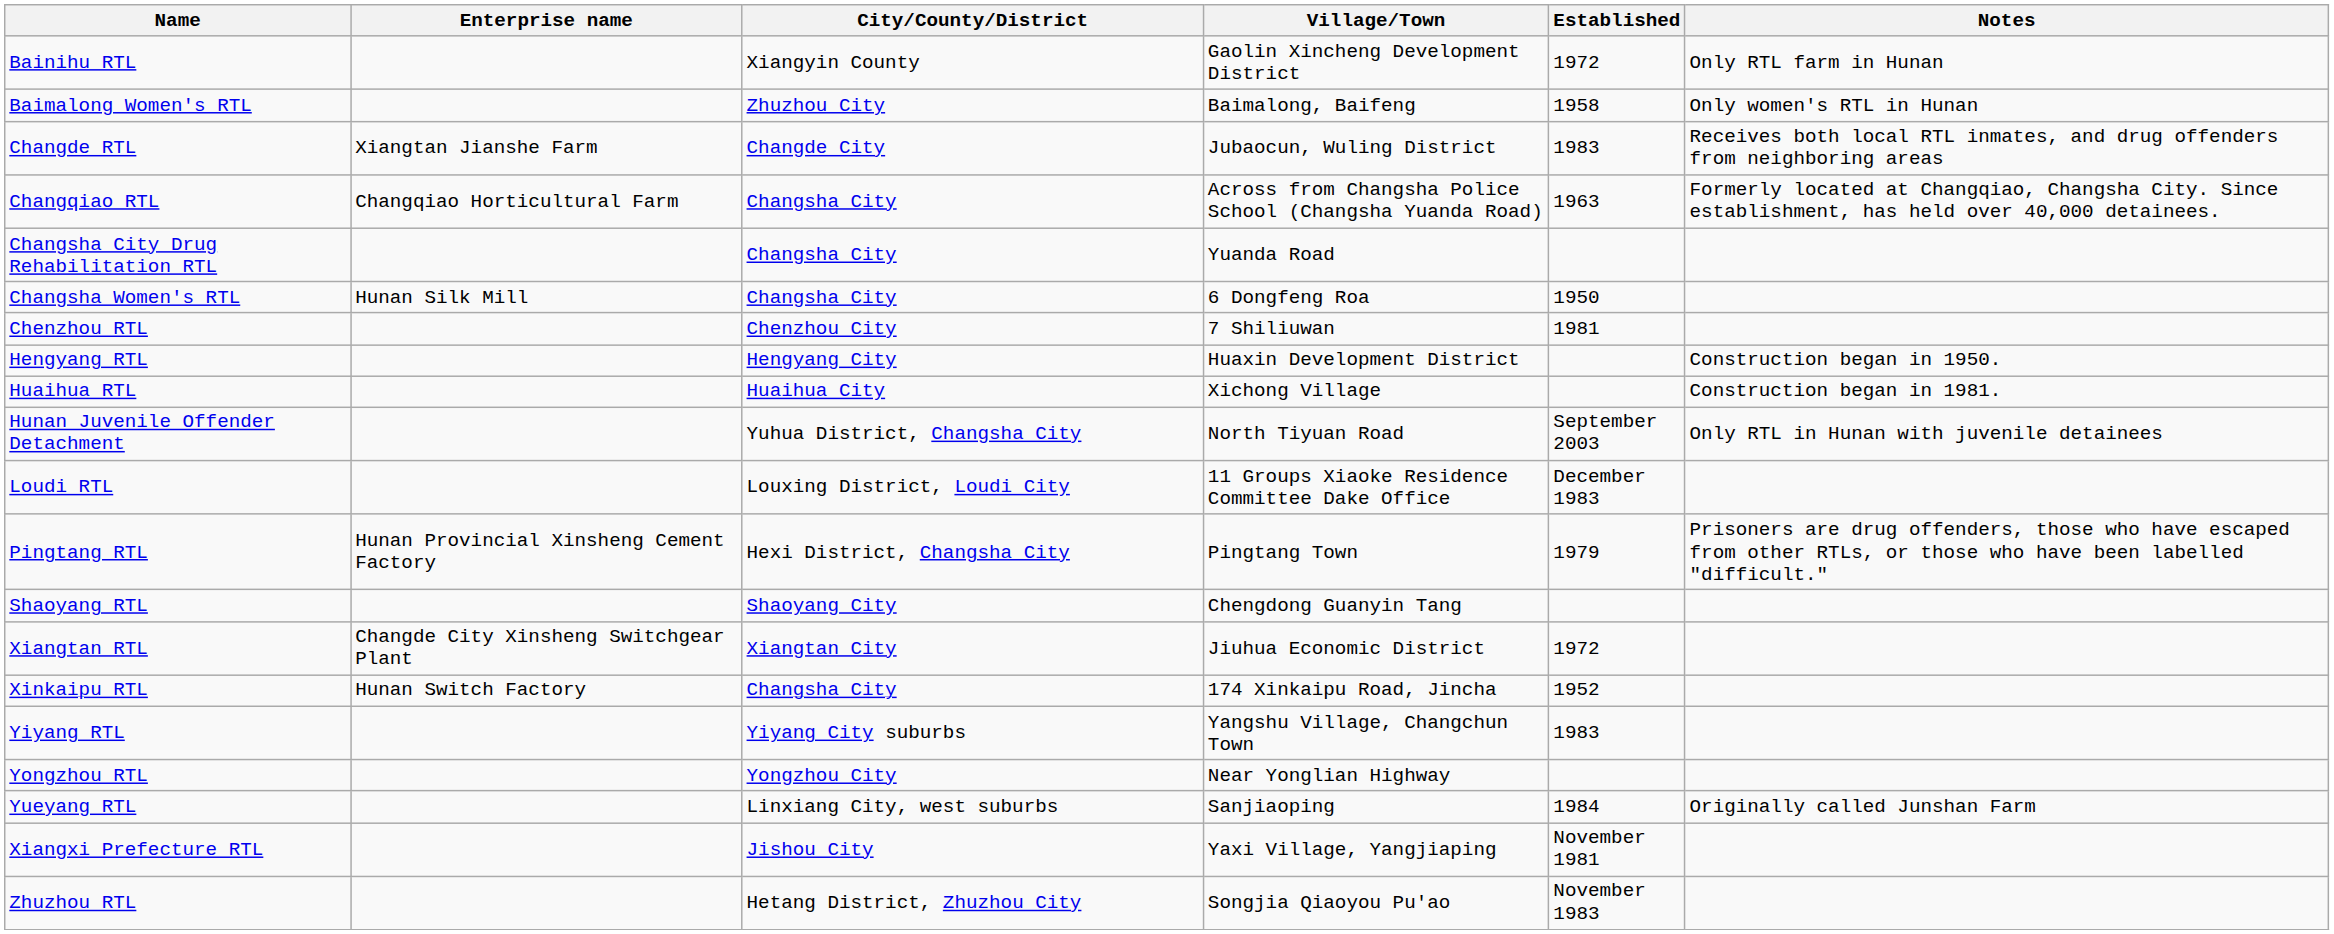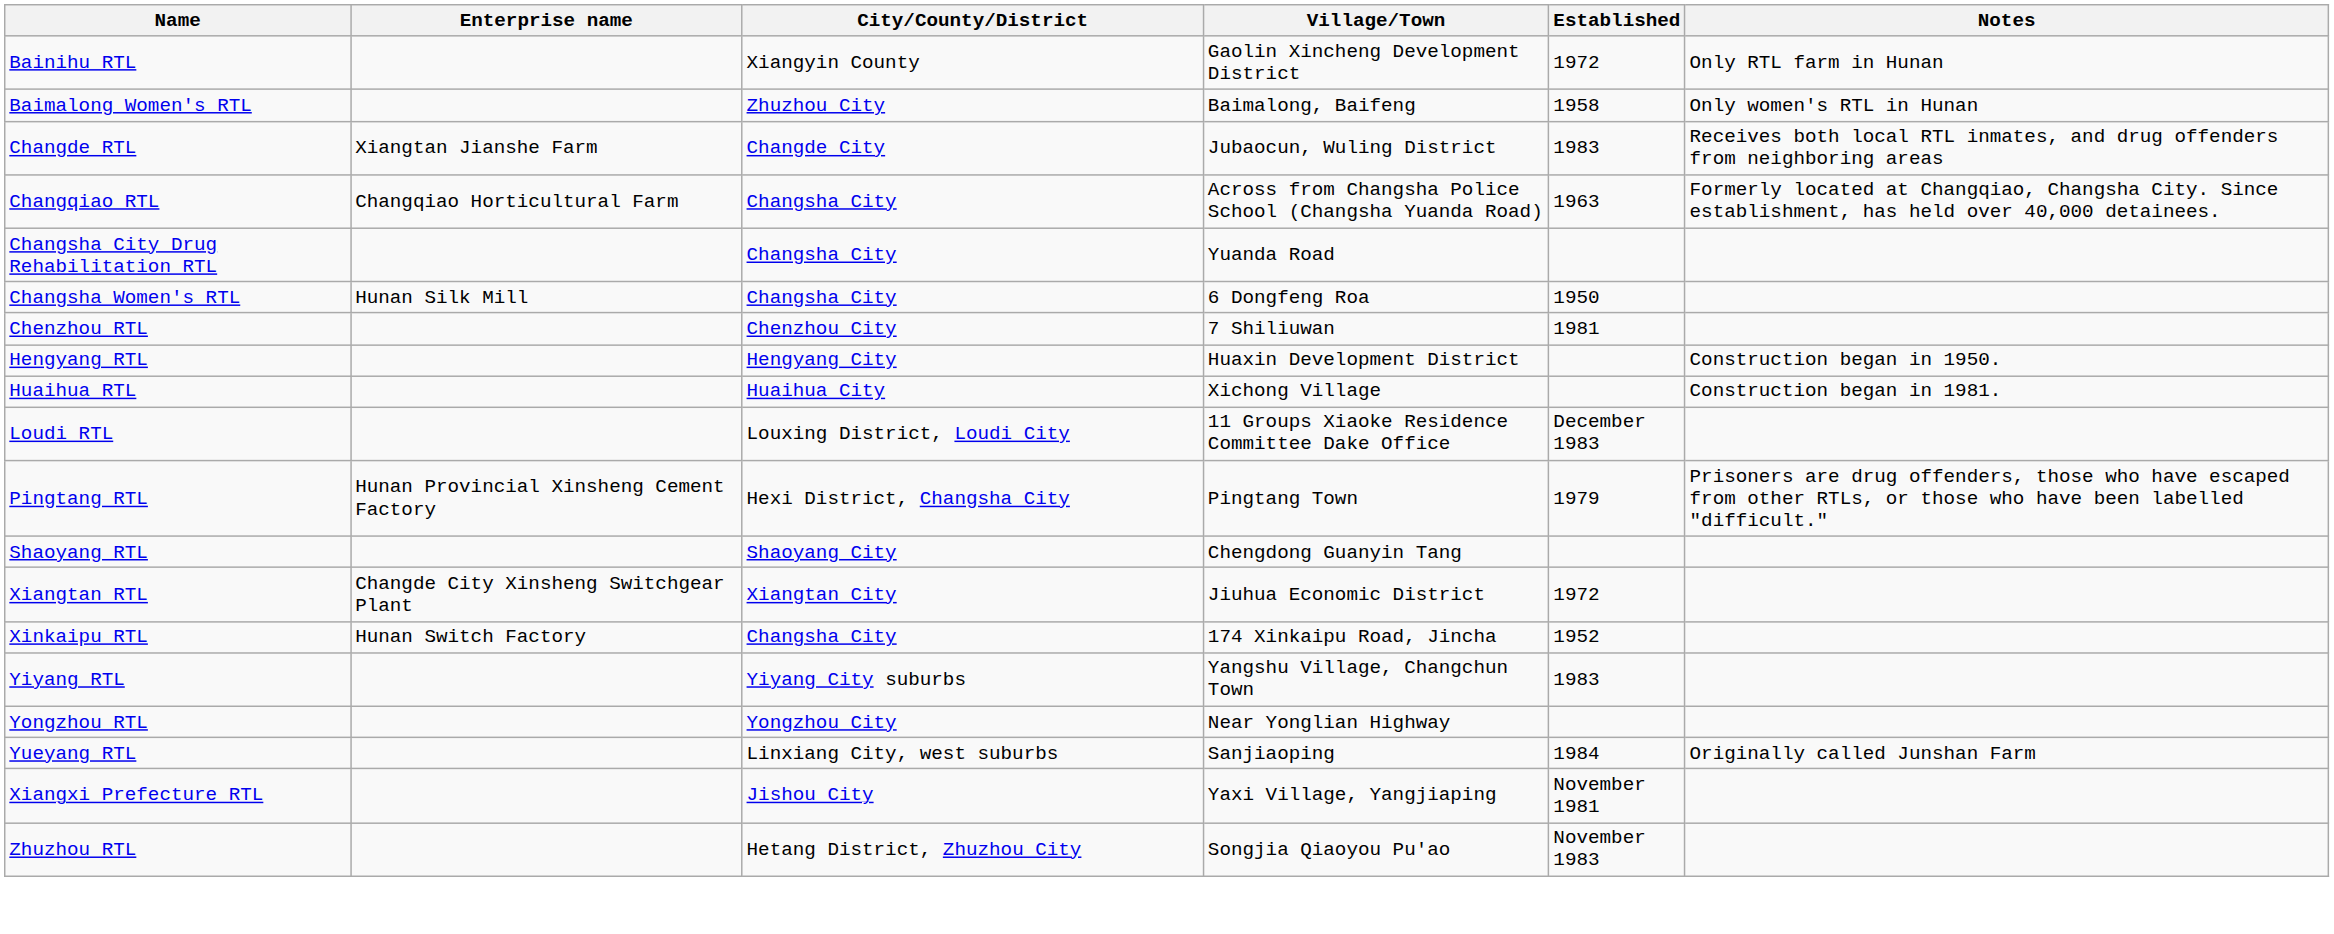- row: (142, 434)
